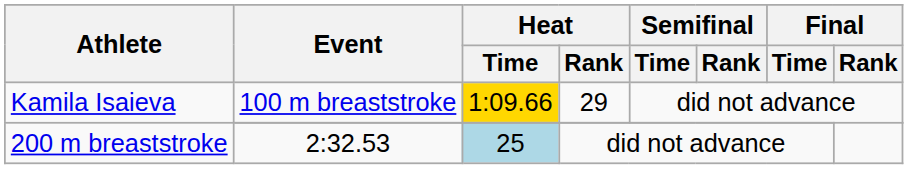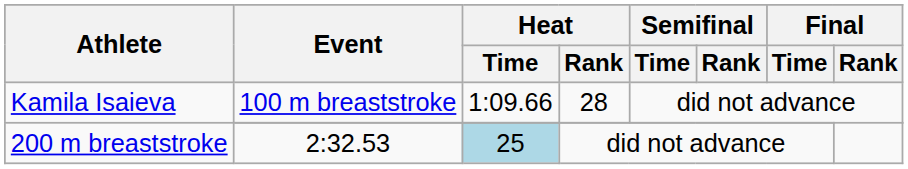(510, 103) gold background -> (510, 103) no background
(594, 103) 29 -> (594, 103) 28
